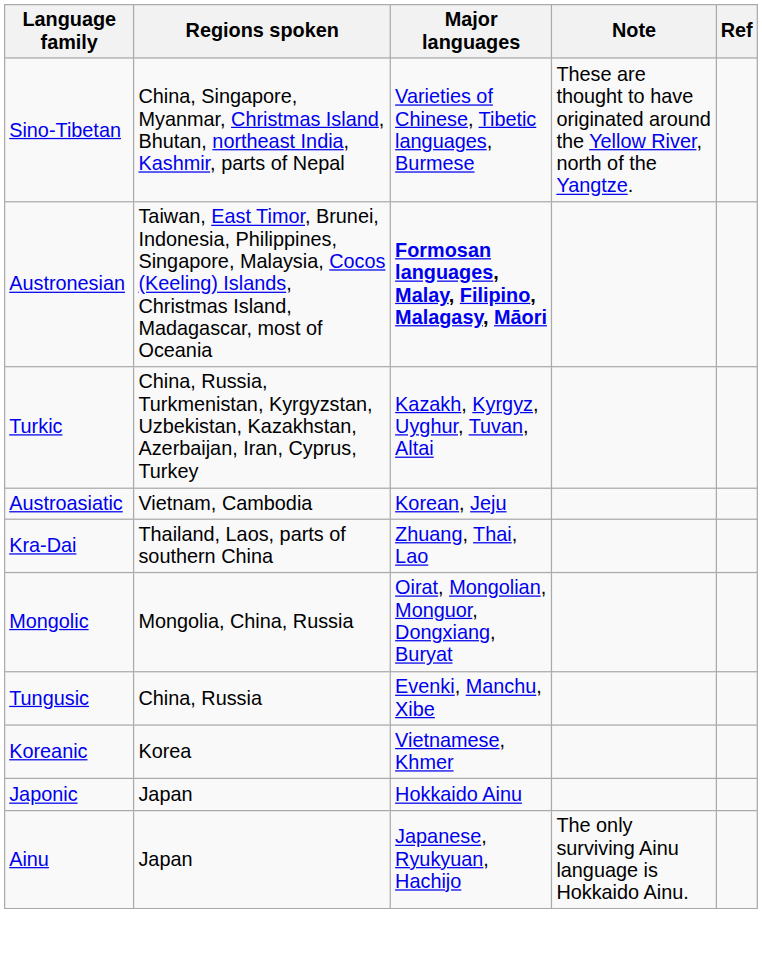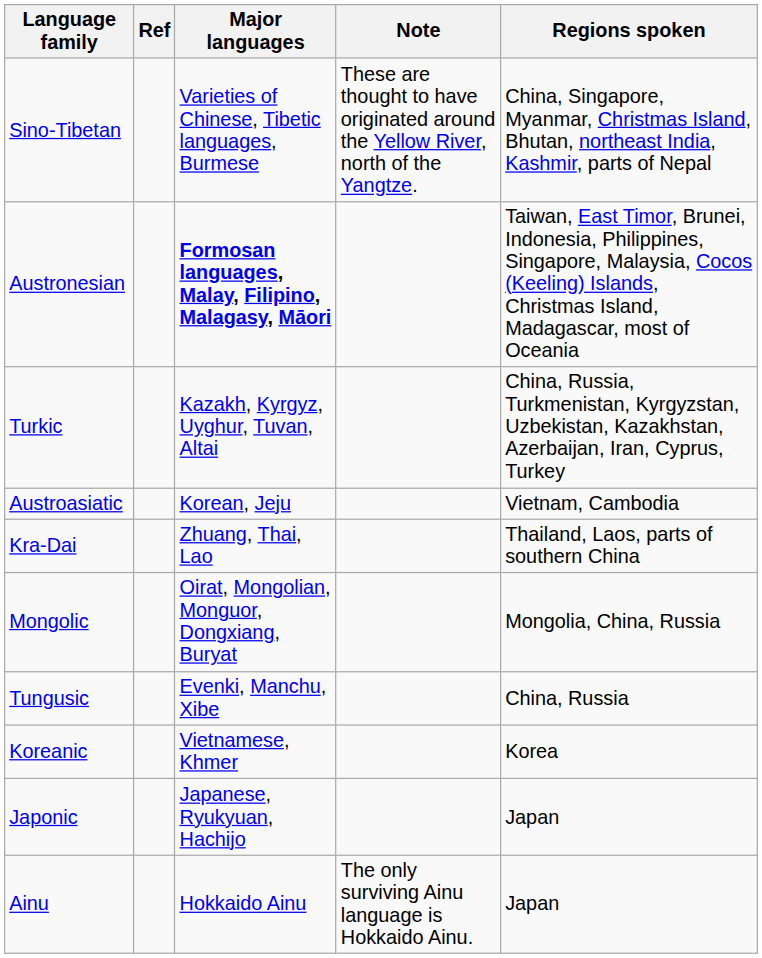columns swapped: (262, 31) <-> (737, 31)
(459, 794) Hokkaido Ainu -> (226, 816) Japanese, Ryukyuan, Hachijo
(442, 859) Japanese, Ryukyuan, Hachijo -> (243, 904) Hokkaido Ainu
